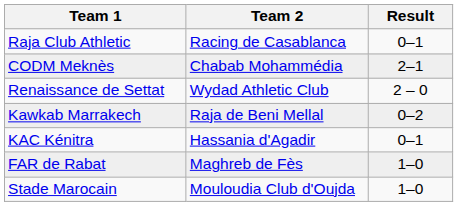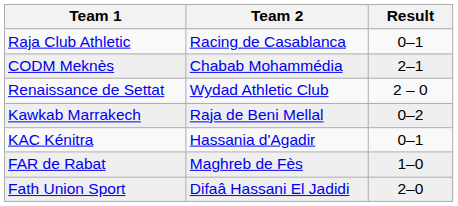- row: (62, 189)
+ row: (67, 189)
